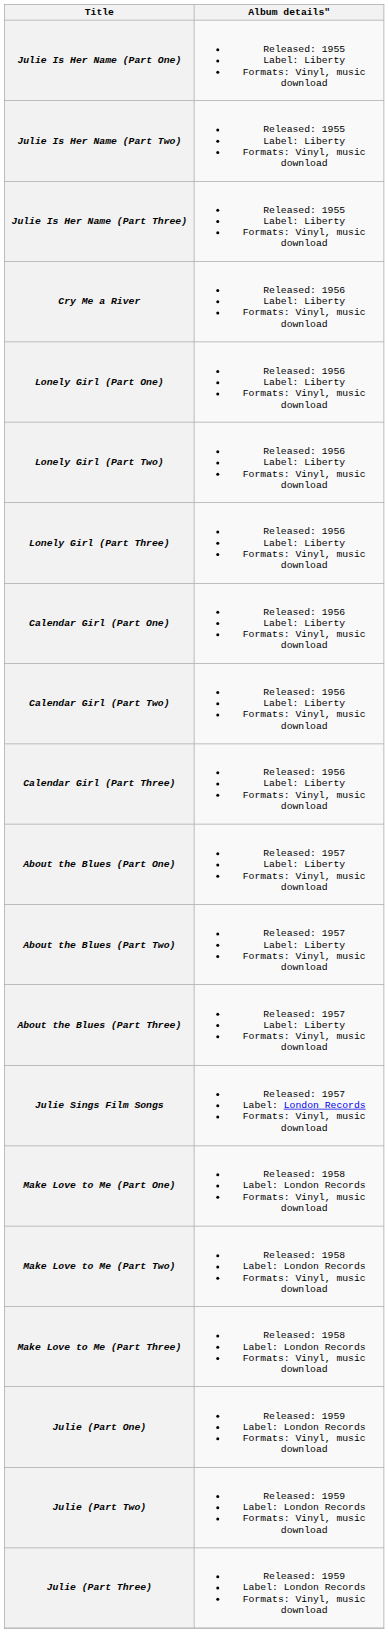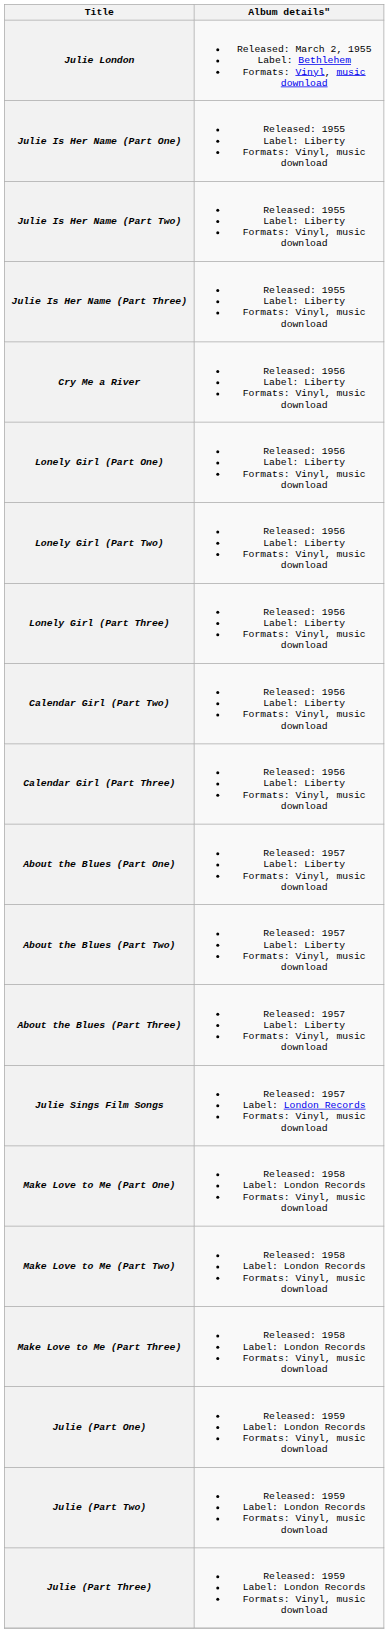+ row: (99, 60)
- row: (99, 623)
